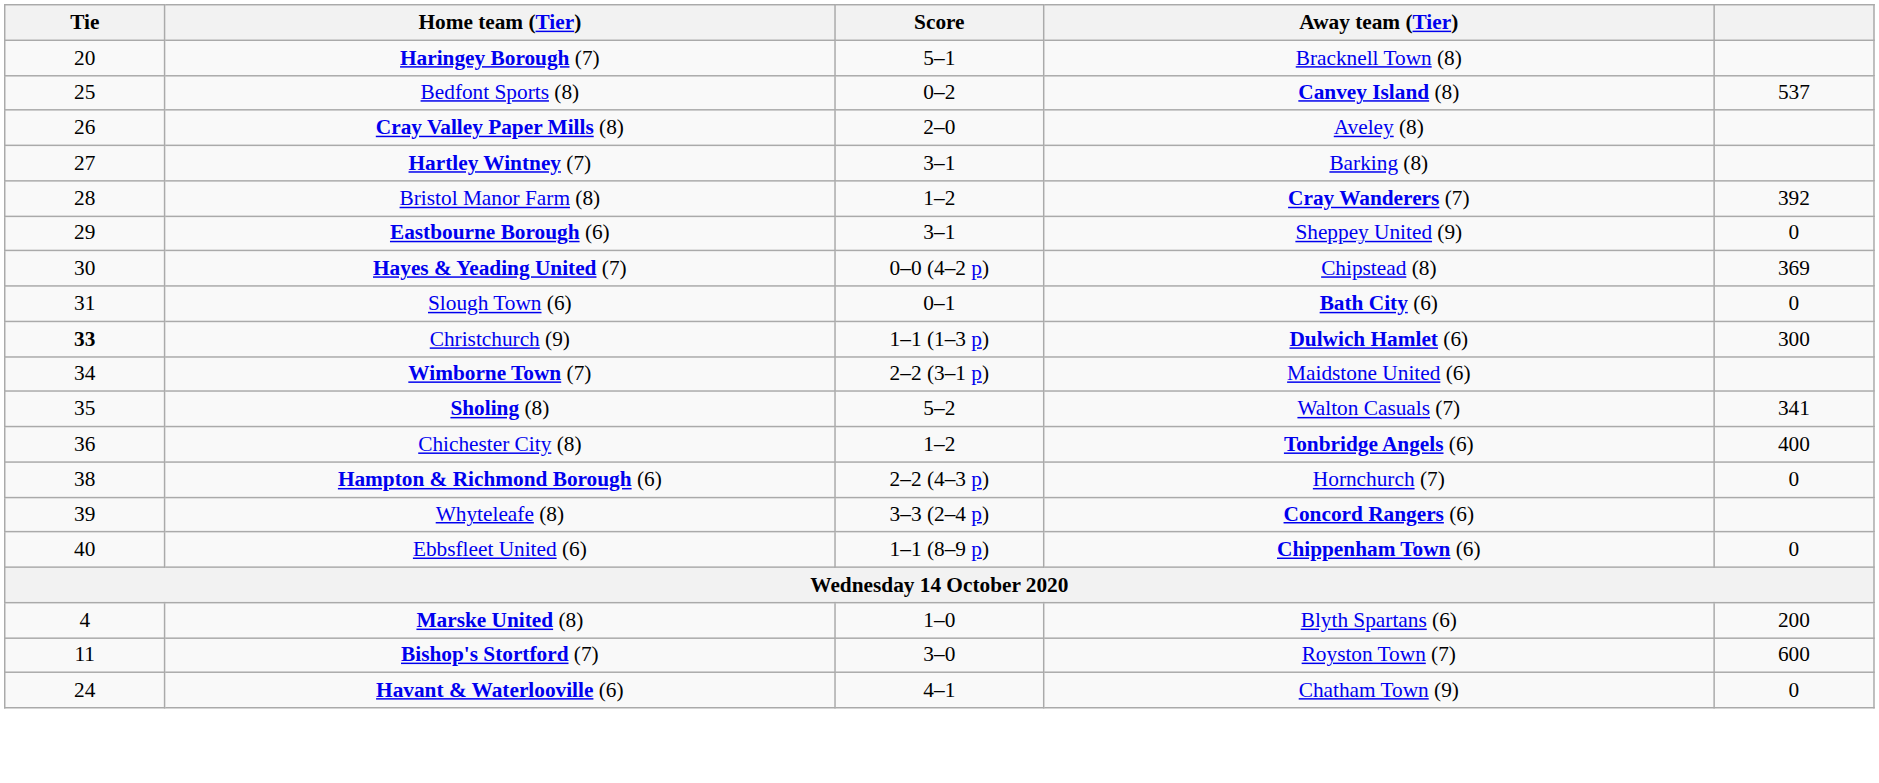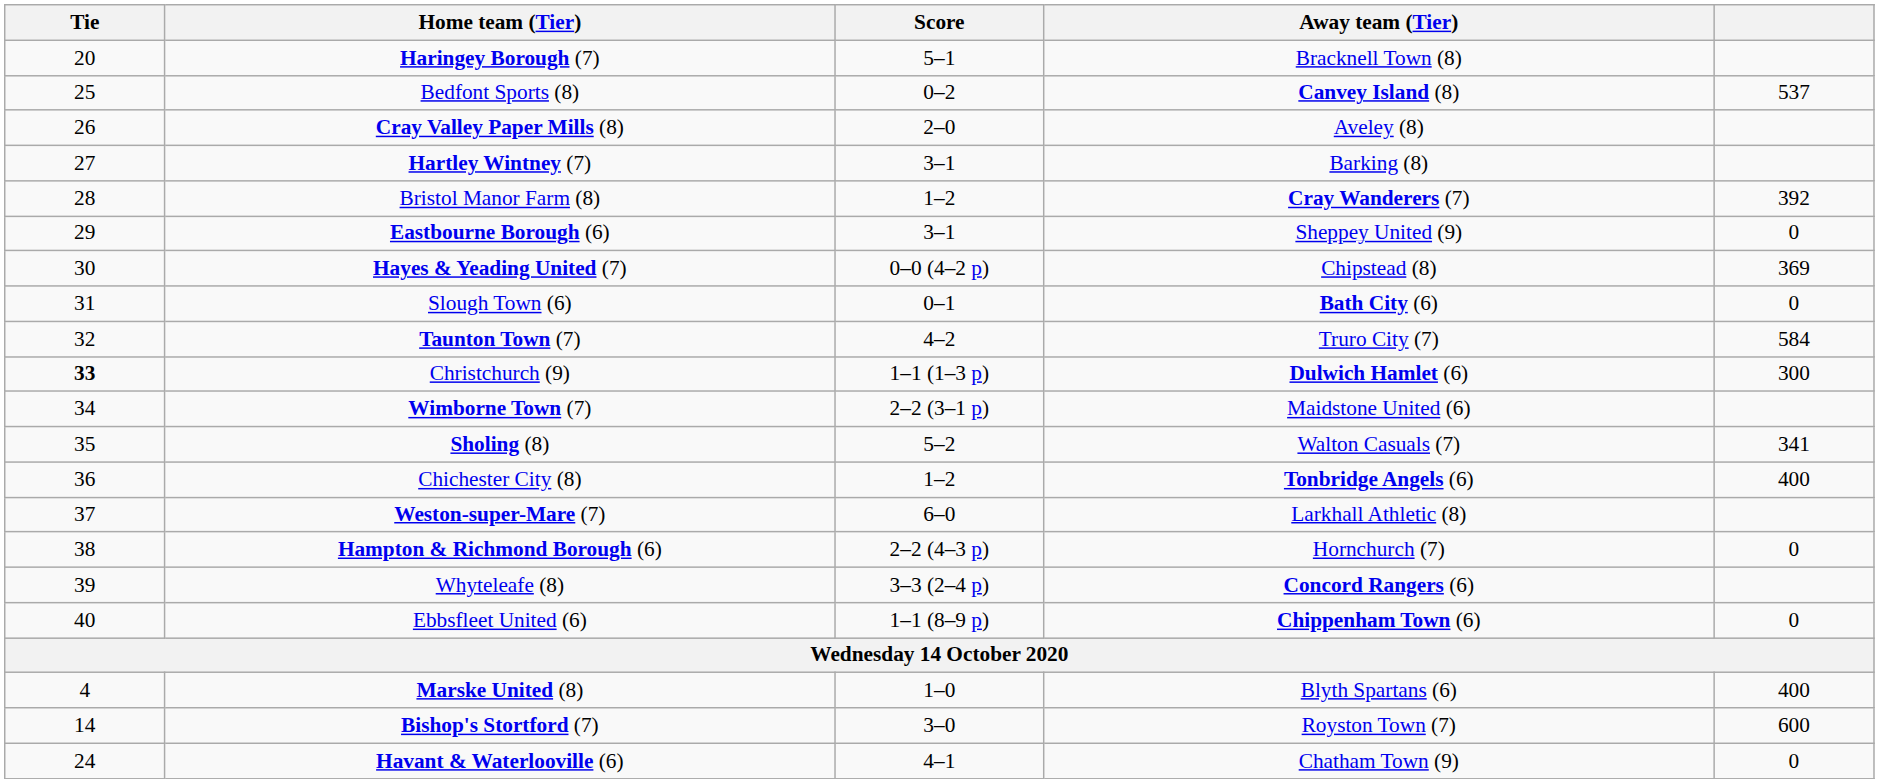+ row: (500, 338)
+ row: (500, 514)
(1794, 620) 200 -> (1794, 690) 400
(85, 655) 11 -> (85, 725) 14
